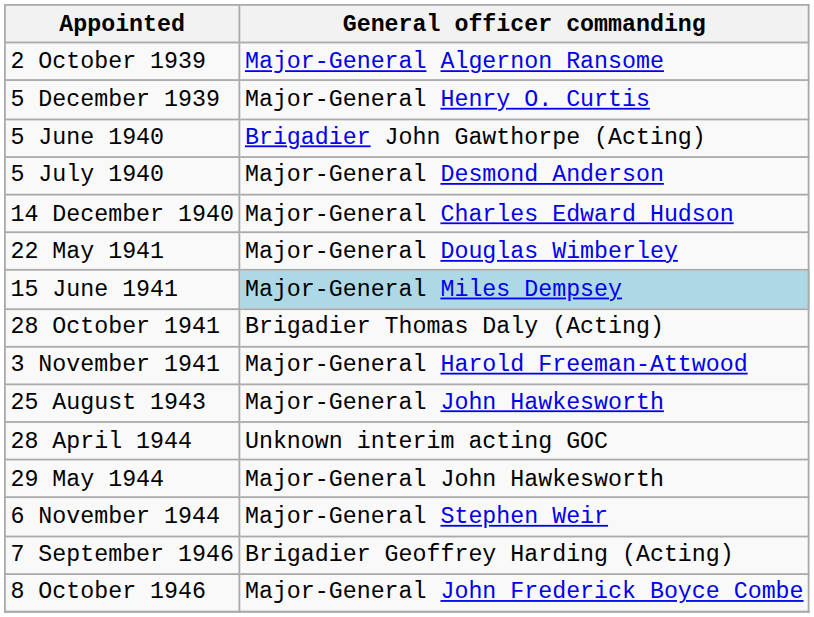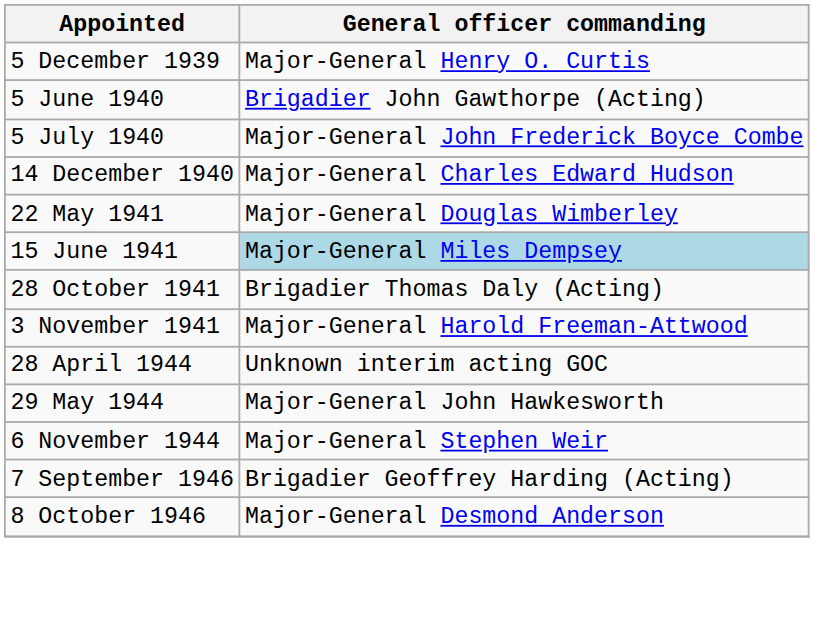- row: (108, 62)
(454, 176) Major-General Desmond Anderson -> (524, 138) Major-General John Frederick Boyce Combe
- row: (108, 403)
(524, 593) Major-General John Frederick Boyce Combe -> (454, 517) Major-General Desmond Anderson
